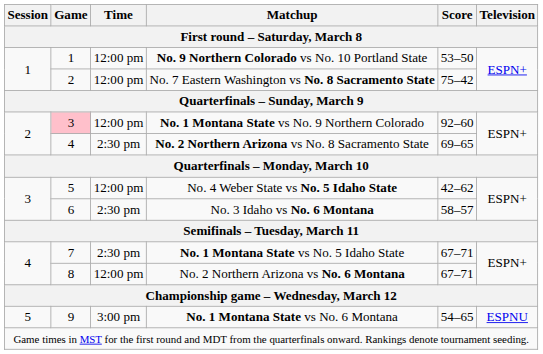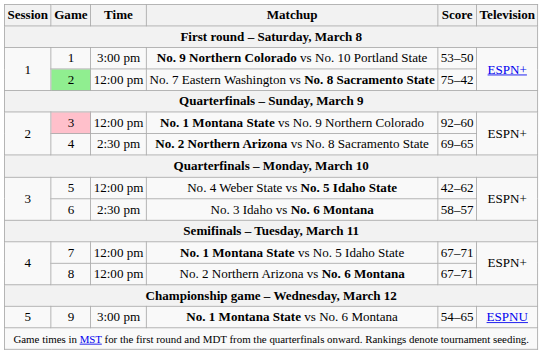(119, 58) 12:00 pm -> (119, 58) 3:00 pm
(71, 80) no background -> (71, 80) lightgreen background
(119, 252) 2:30 pm -> (119, 252) 12:00 pm
